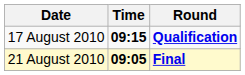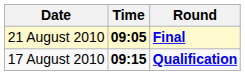rows swapped: (56, 37) <-> (56, 59)
